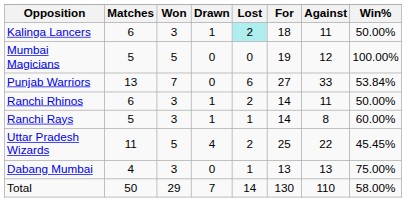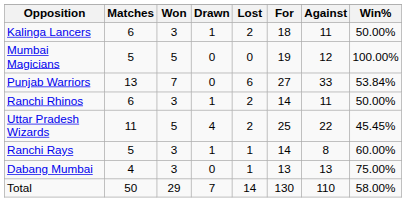(250, 32) paleturquoise background -> (250, 32) no background
rows swapped: (43, 144) <-> (40, 119)
